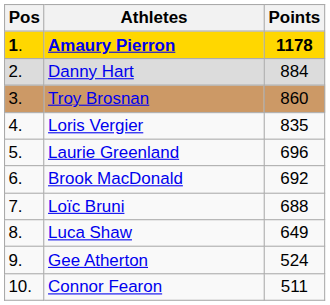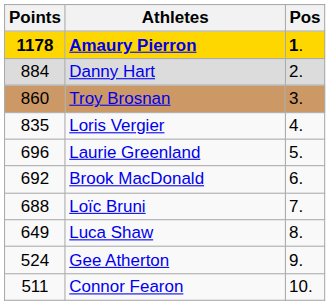columns swapped: (24, 17) <-> (294, 17)
